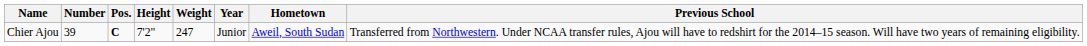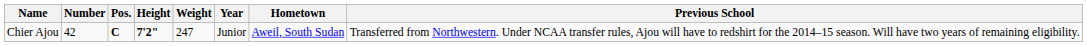(70, 32) 39 -> (70, 32) 42
(146, 32) normal -> (147, 32) bold
